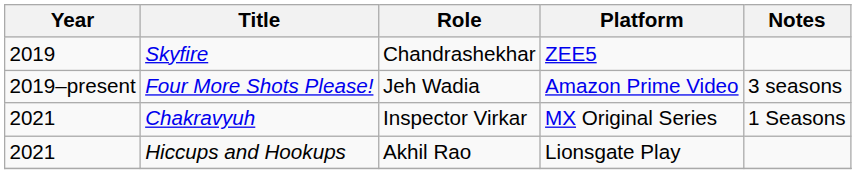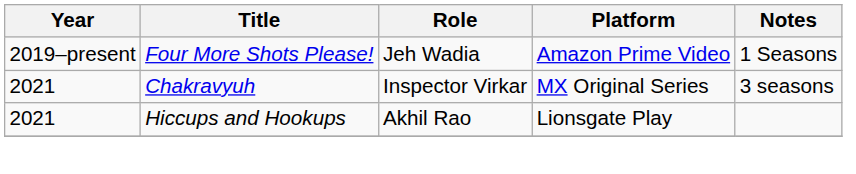- row: (177, 53)
(795, 86) 3 seasons -> (788, 53) 1 Seasons
(797, 119) 1 Seasons -> (787, 86) 3 seasons
